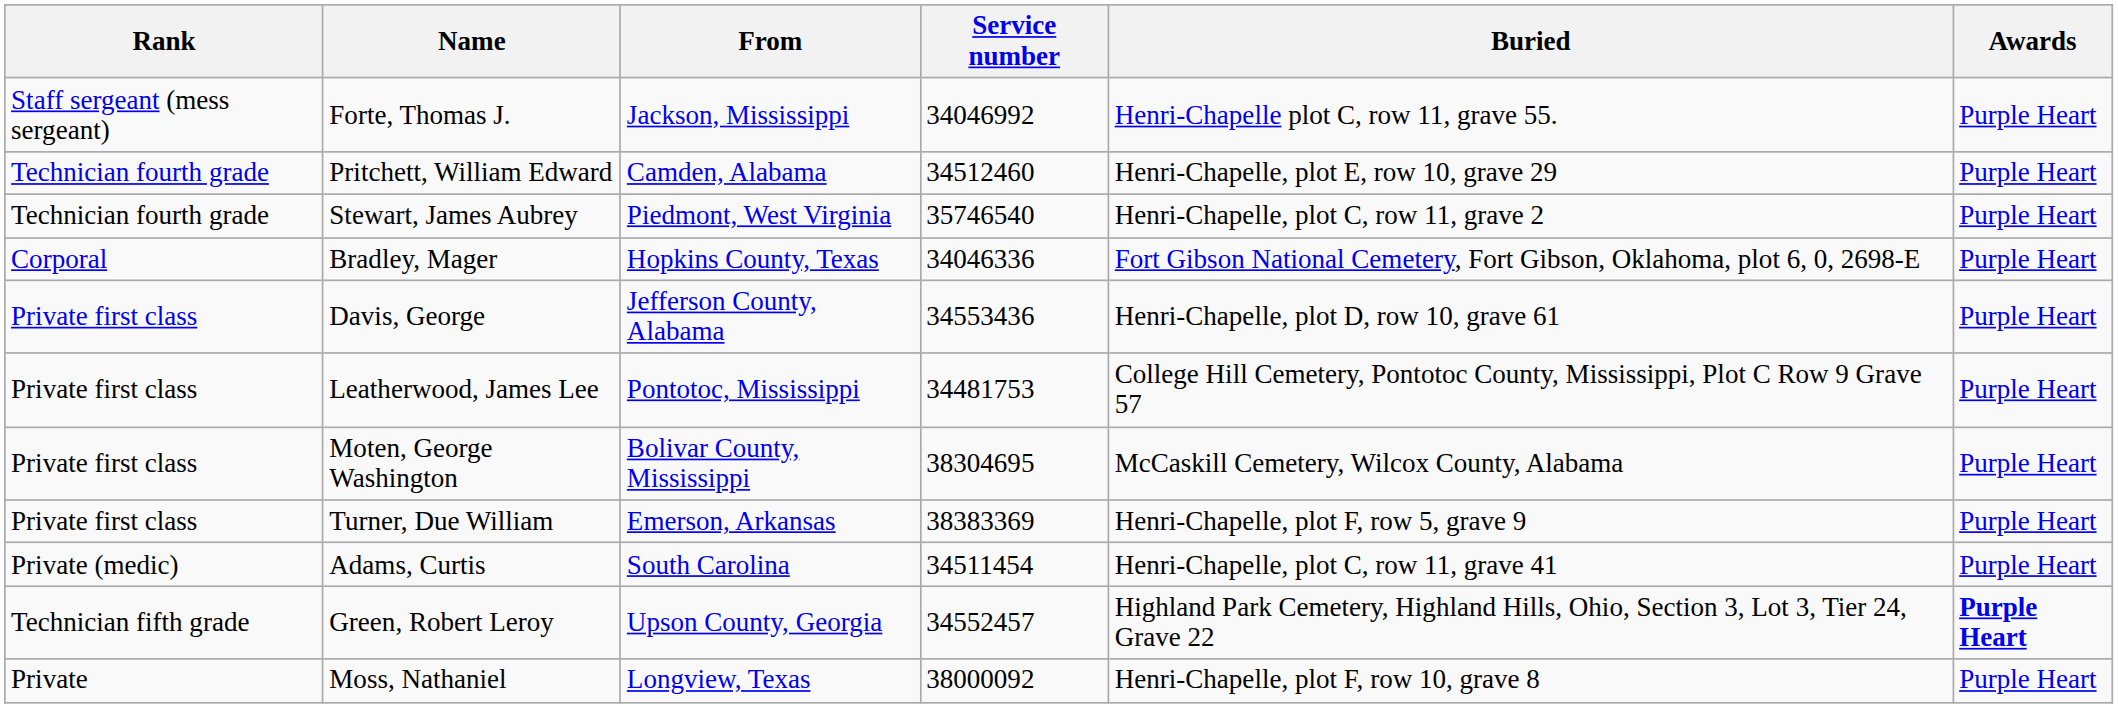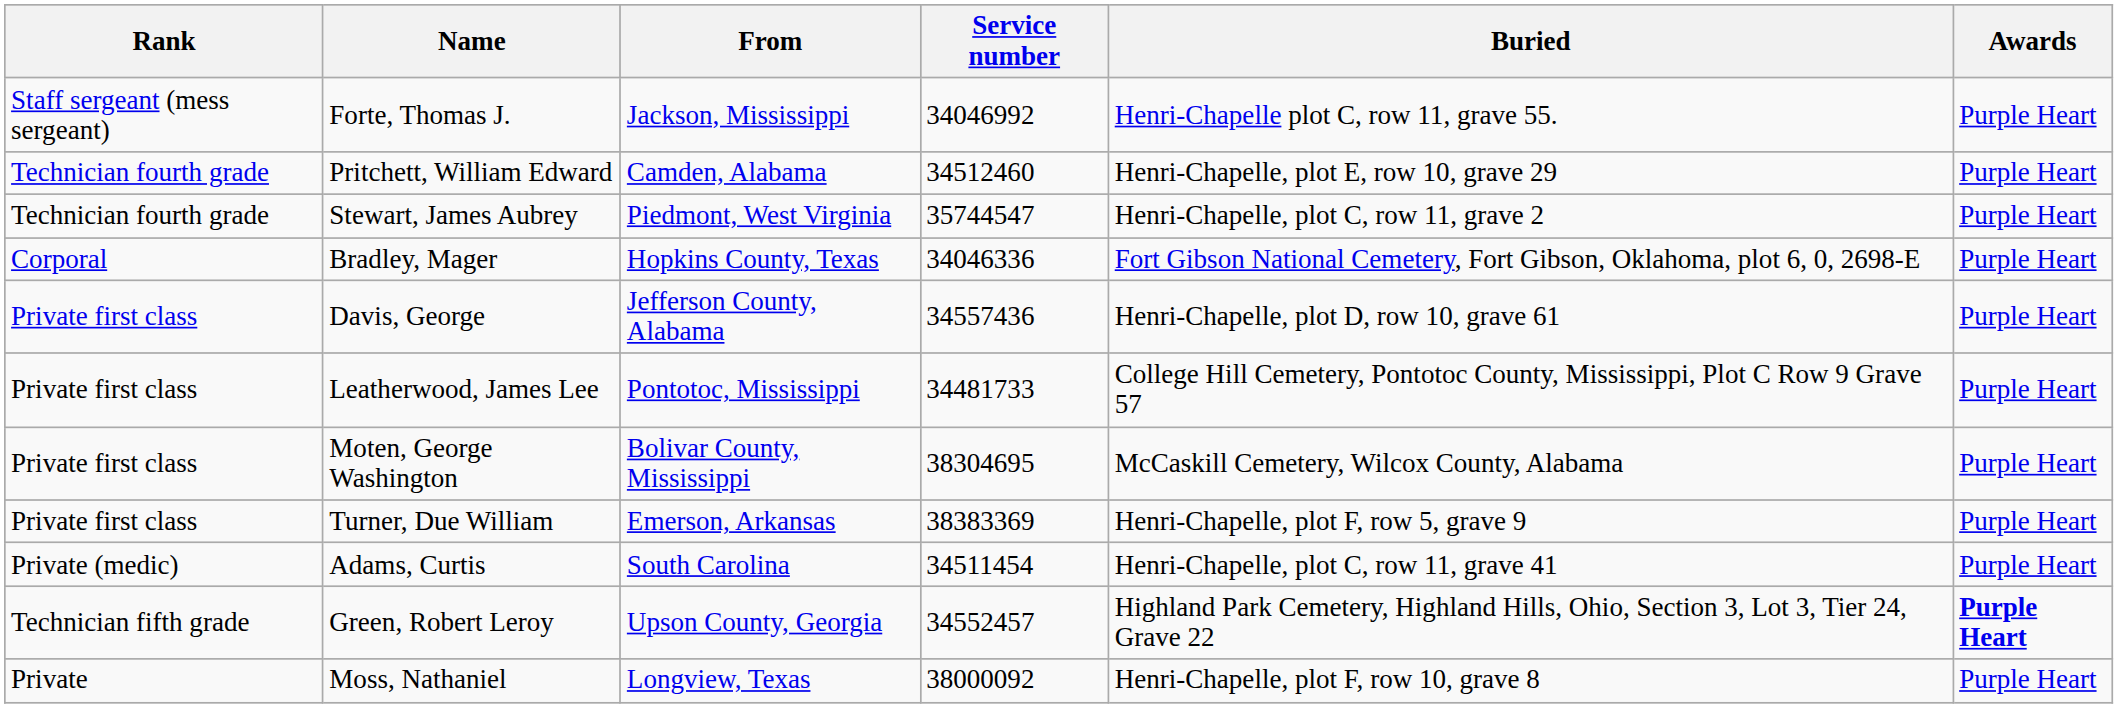(980, 215) 35746540 -> (980, 215) 35744547
(980, 316) 34553436 -> (980, 316) 34557436
(980, 389) 34481753 -> (980, 389) 34481733
